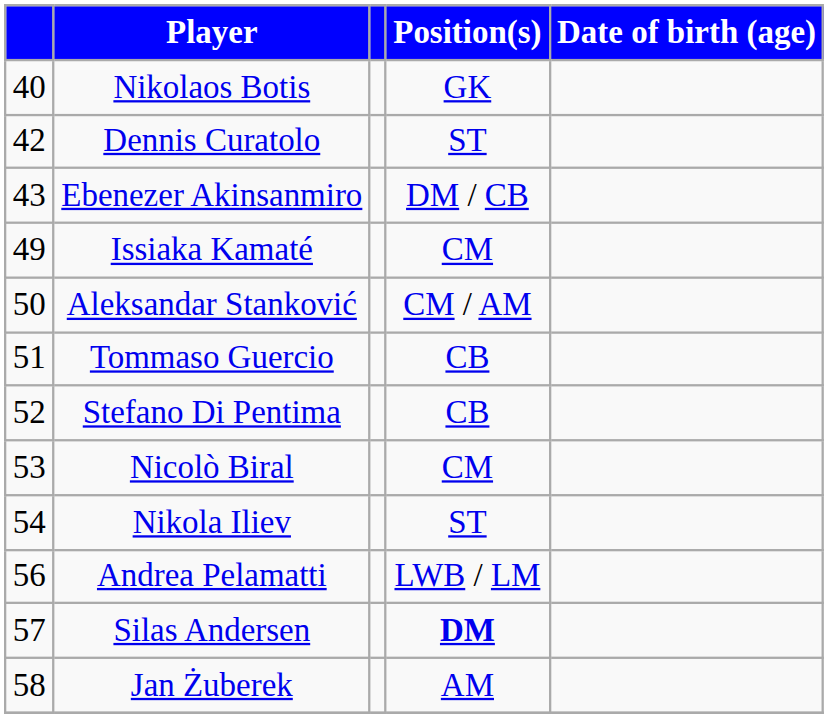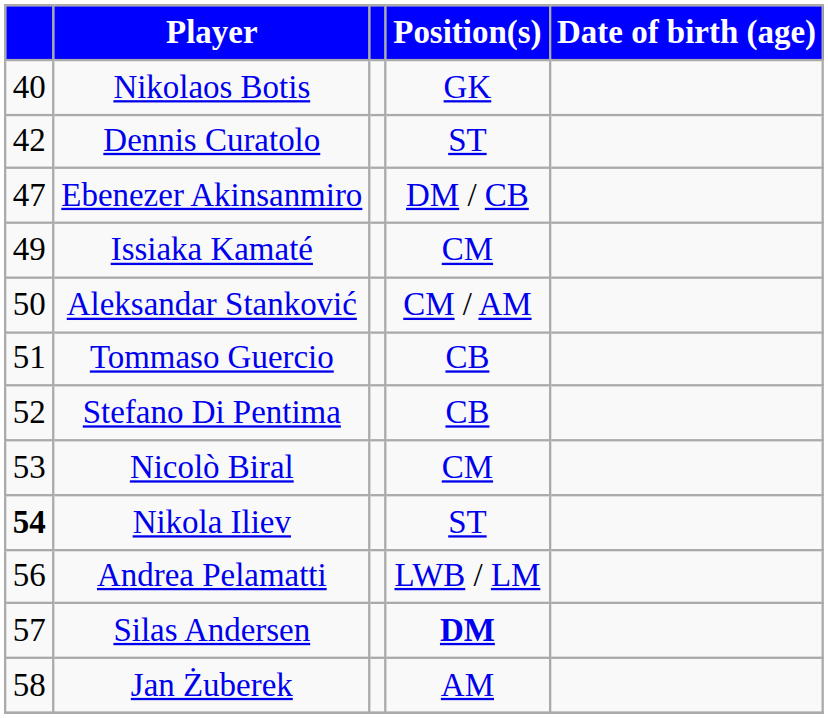(29, 195) 43 -> (29, 195) 47
(29, 521) normal -> (29, 521) bold
